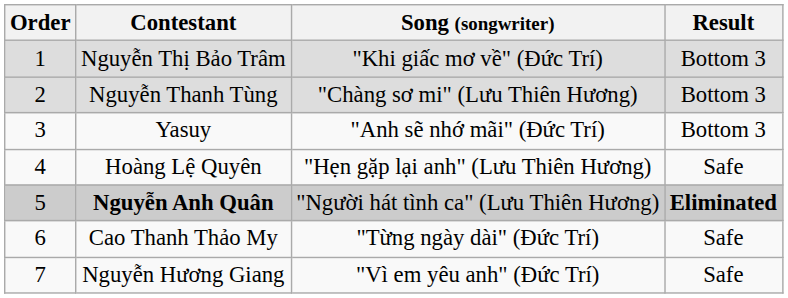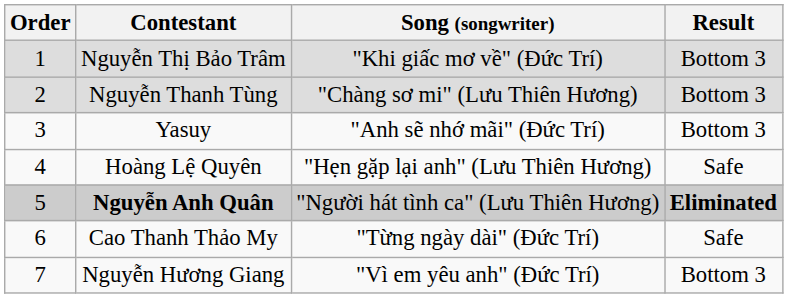(723, 274) Safe -> (723, 274) Bottom 3
